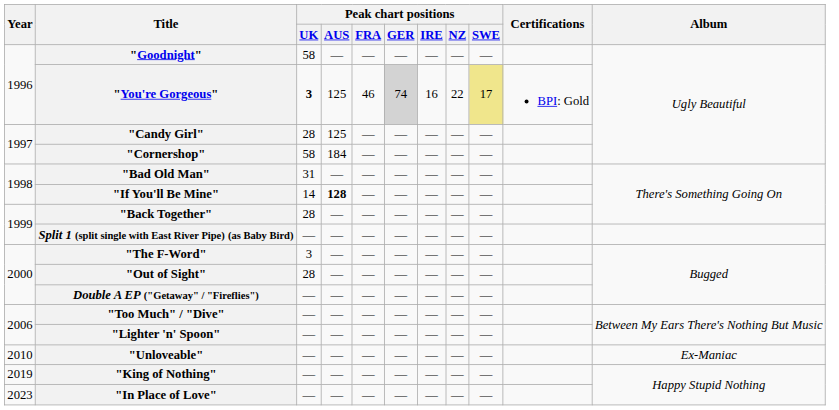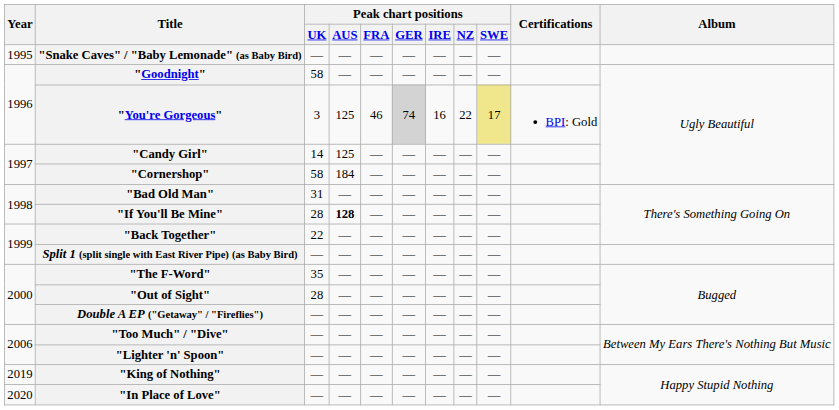+ row: (170, 54)
(309, 94) bold -> (317, 114) normal
(309, 134) 28 -> (317, 154) 14
(309, 194) 14 -> (317, 214) 28
(309, 214) 28 -> (317, 234) 22
(309, 254) 3 -> (317, 274) 35
- row: (166, 354)
(20, 394) 2023 -> (20, 394) 2020
